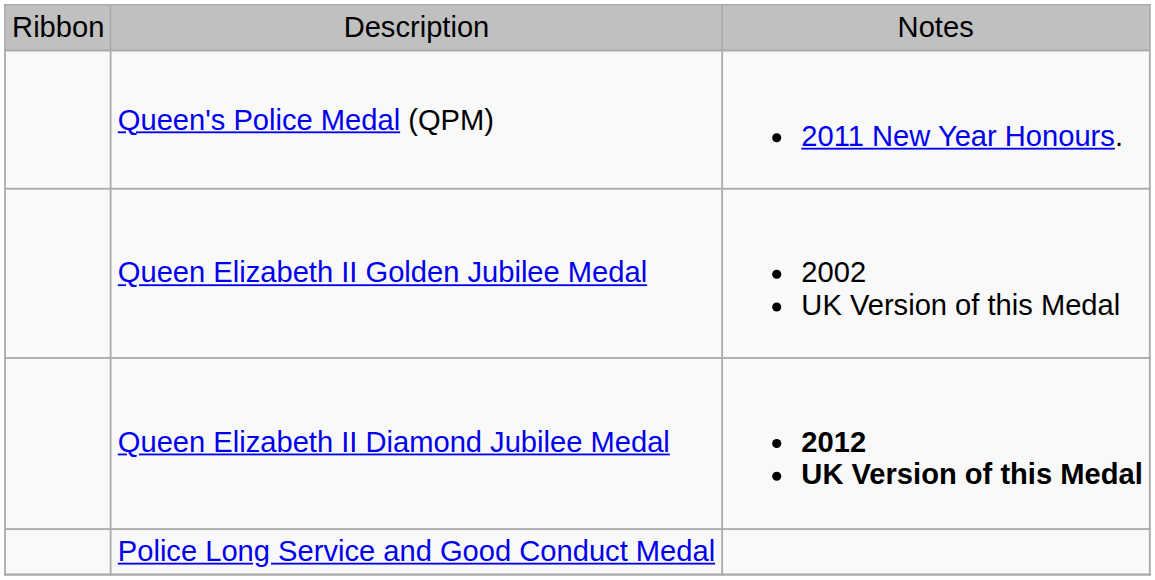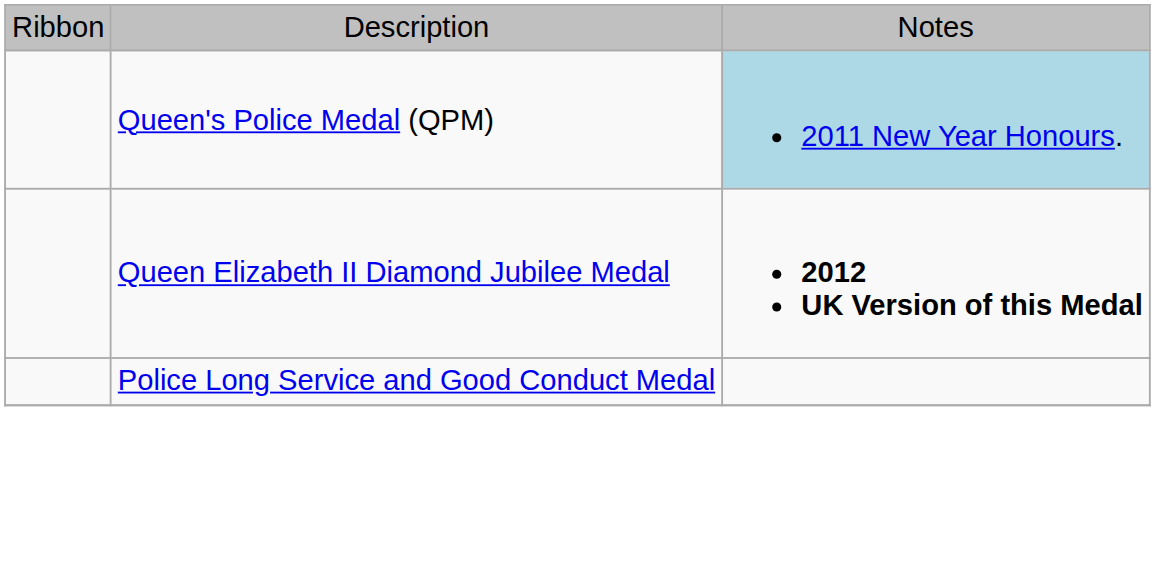(936, 136) no background -> (936, 136) lightblue background
- row: (382, 272)
